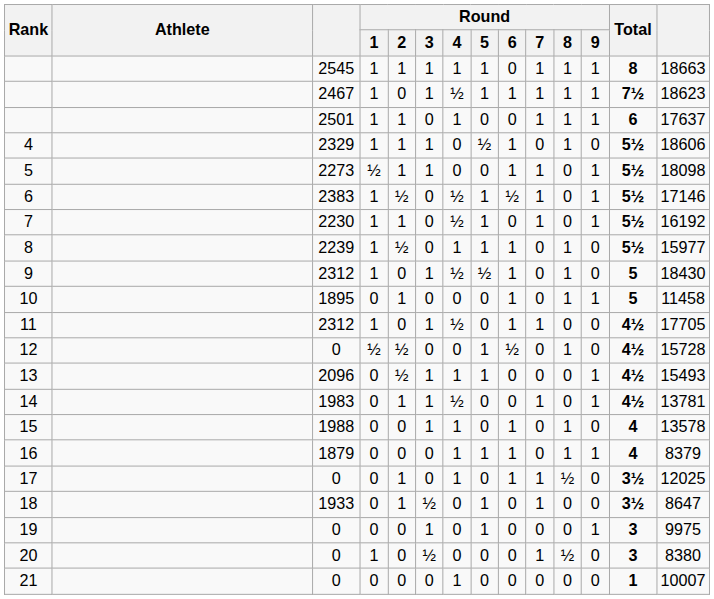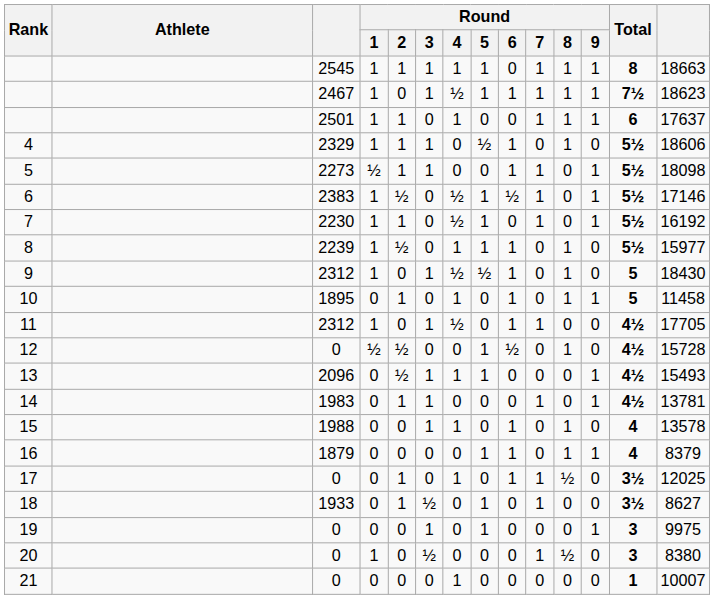(457, 299) 0 -> (457, 299) 1
(457, 401) ½ -> (457, 401) 0
(457, 453) 1 -> (457, 453) 0
(683, 504) 8647 -> (683, 504) 8627
